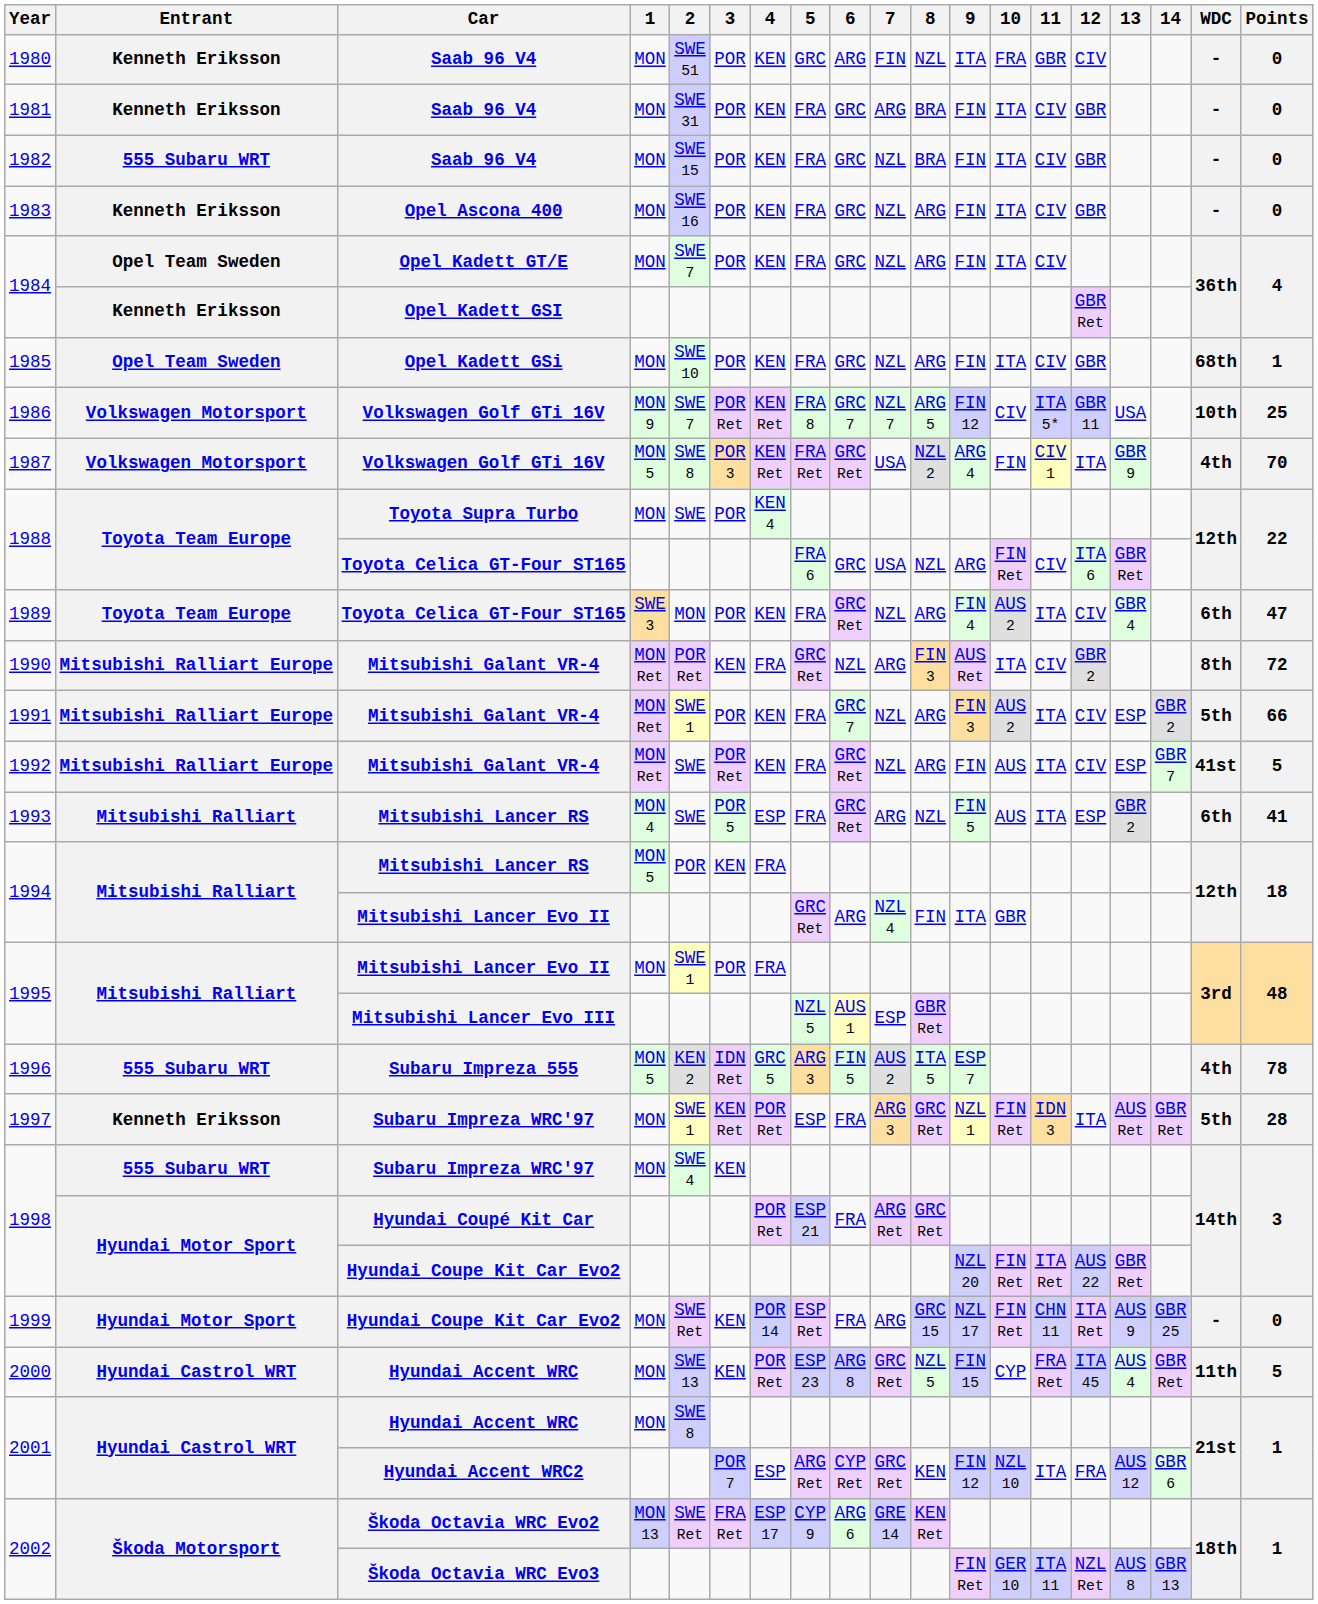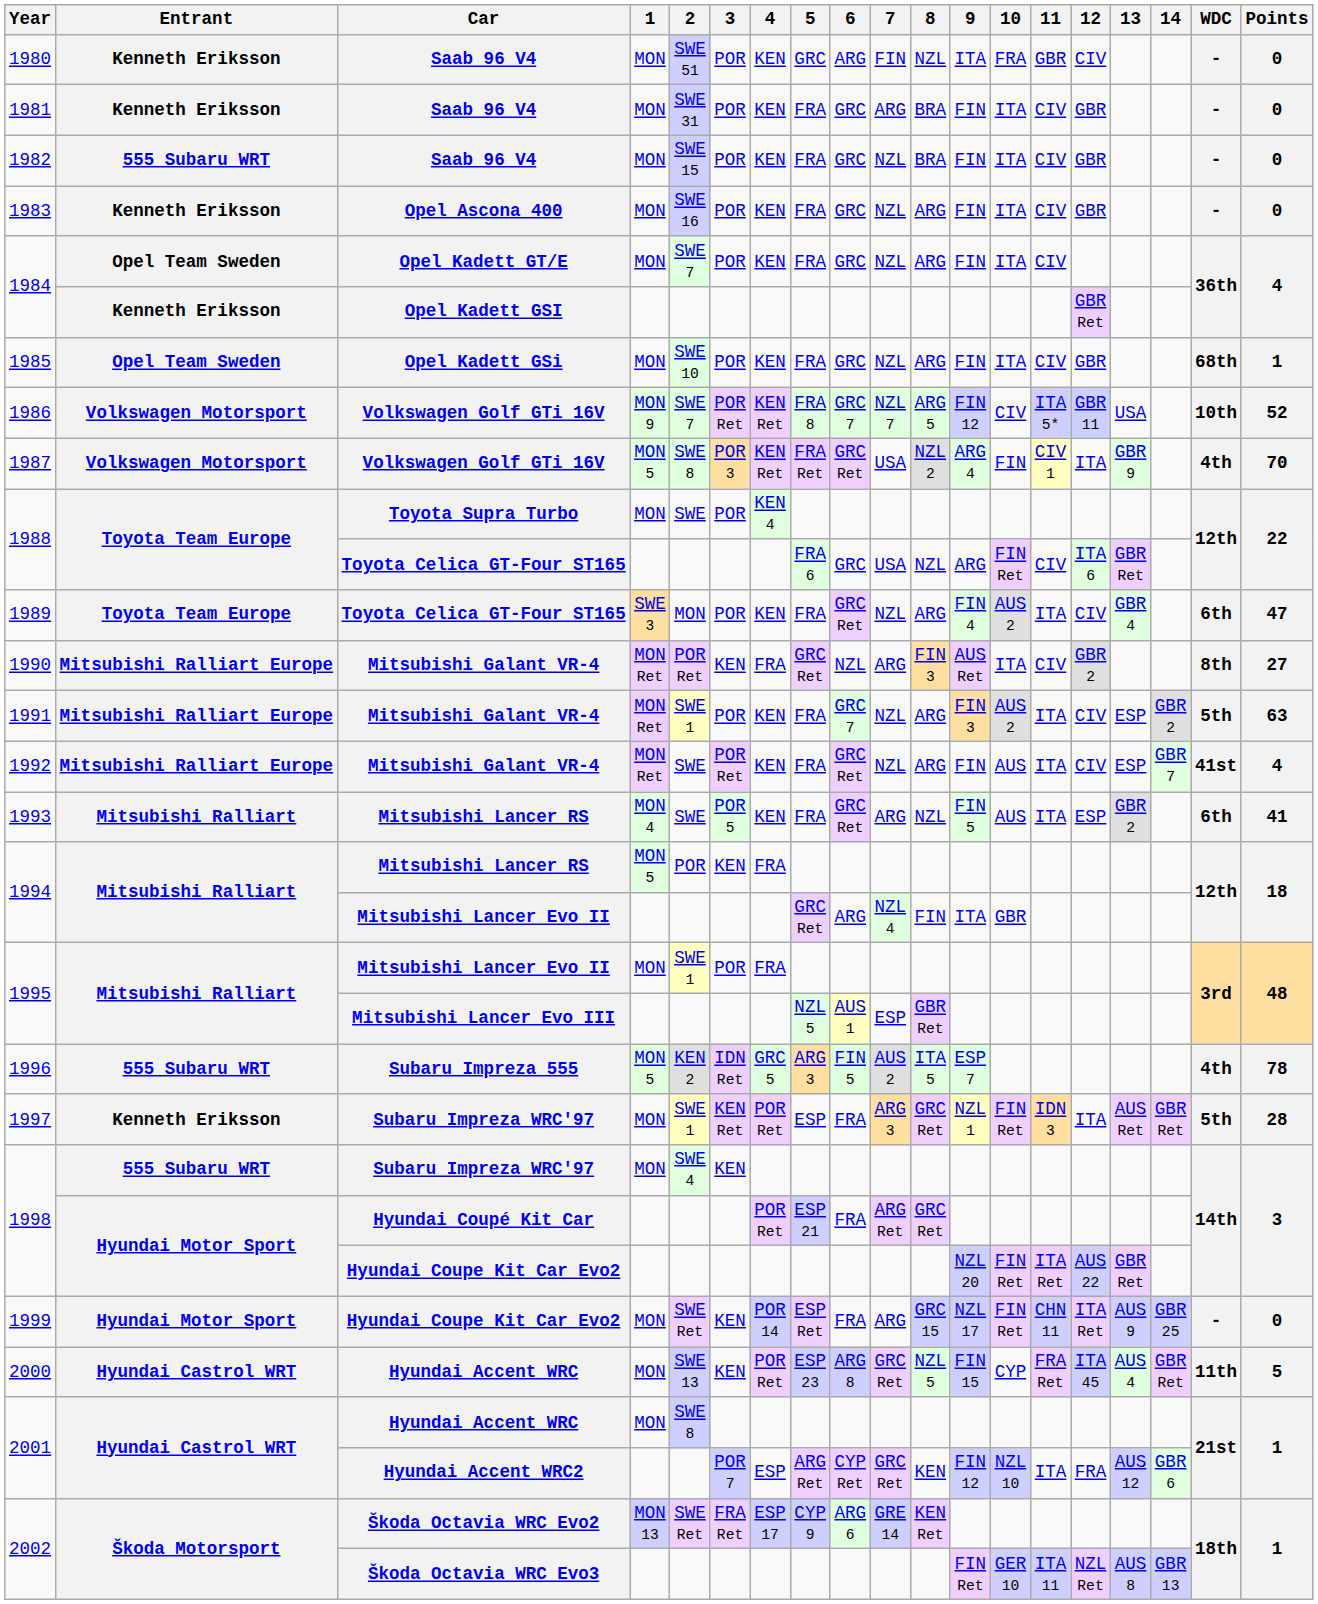(1277, 413) 25 -> (1277, 413) 52
(1277, 665) 72 -> (1277, 665) 27
(1277, 715) 66 -> (1277, 715) 63
(1277, 766) 5 -> (1277, 766) 4
(770, 816) ESP -> (770, 816) KEN
